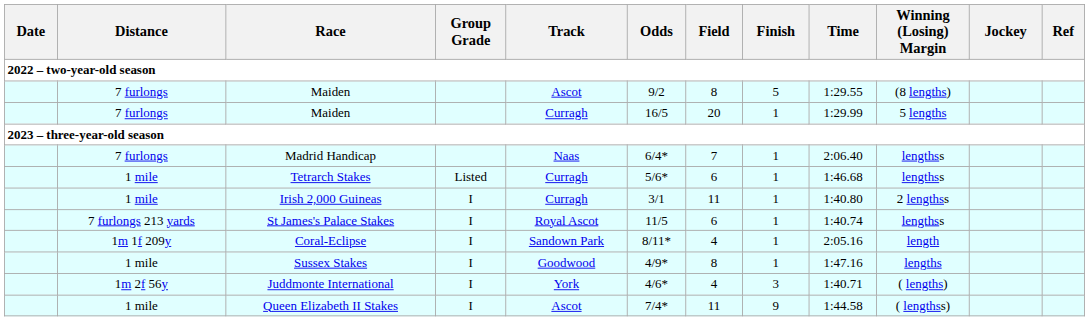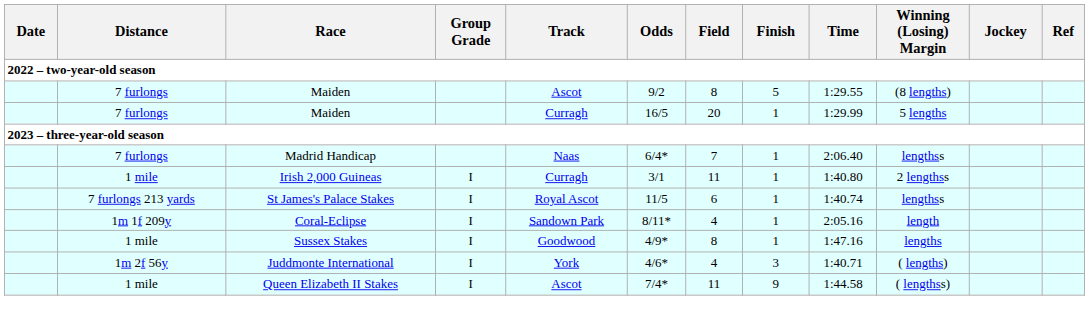- row: (141, 177)
